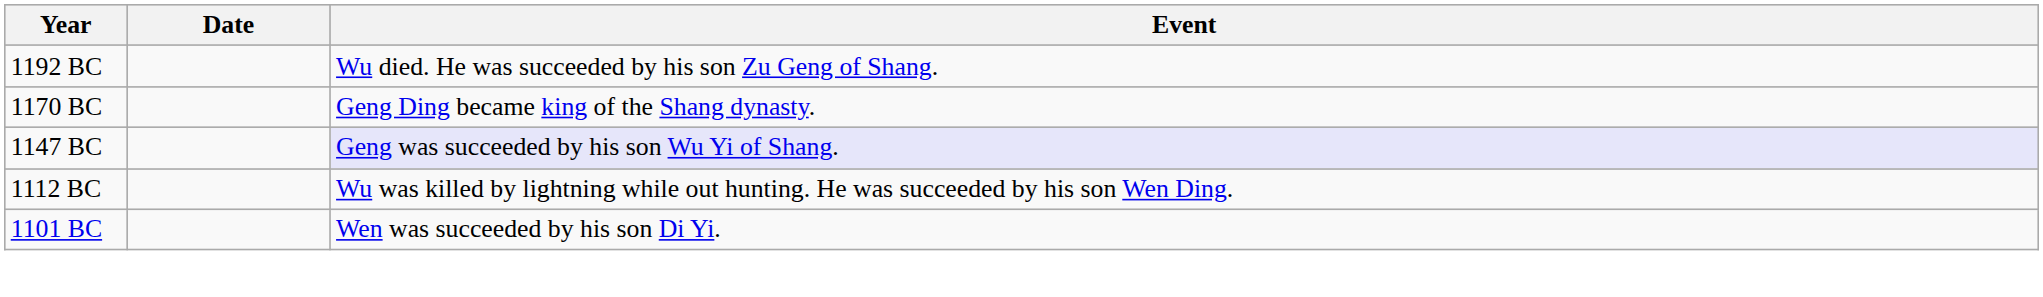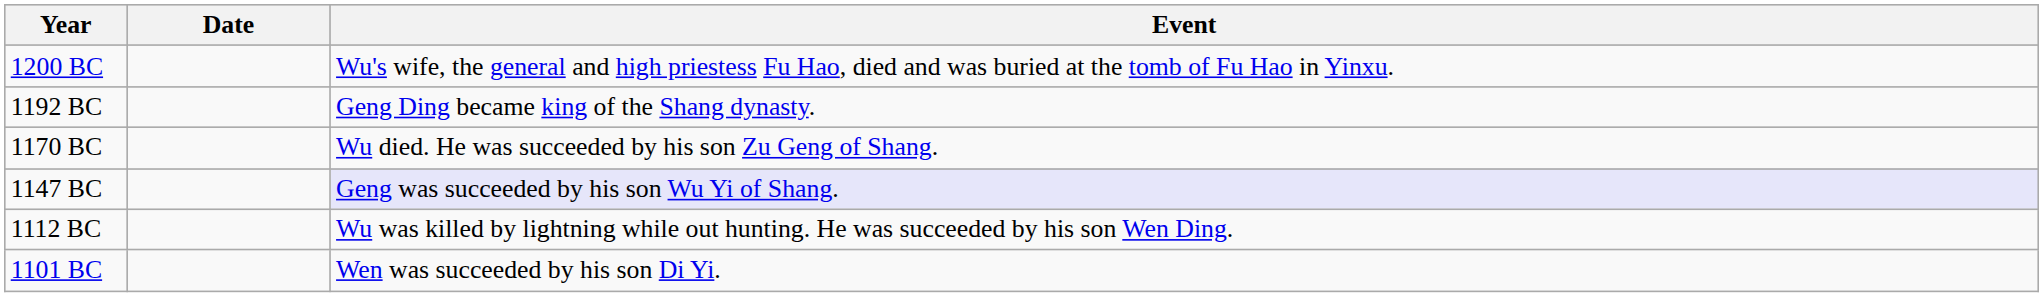+ row: (57, 65)
(637, 65) Wu died. He was succeeded by his son Zu Geng of Shang. -> (576, 106) Geng Ding became king of the Shang dynasty.
(576, 106) Geng Ding became king of the Shang dynasty. -> (637, 147) Wu died. He was succeeded by his son Zu Geng of Shang.
